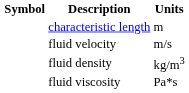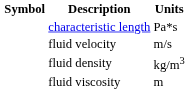(158, 26) m -> (165, 26) Pa*s
(165, 82) Pa*s -> (158, 82) m
